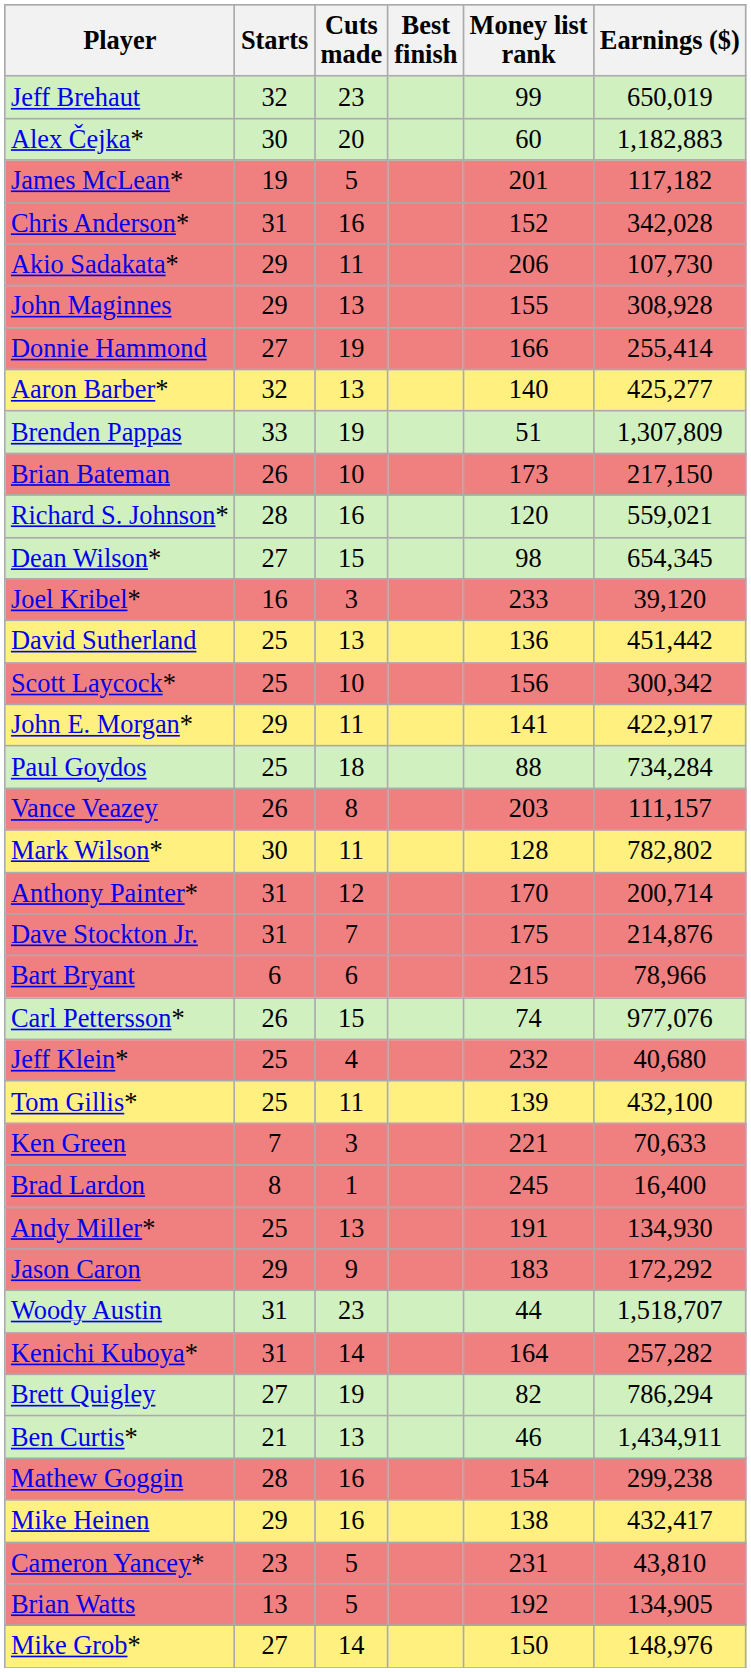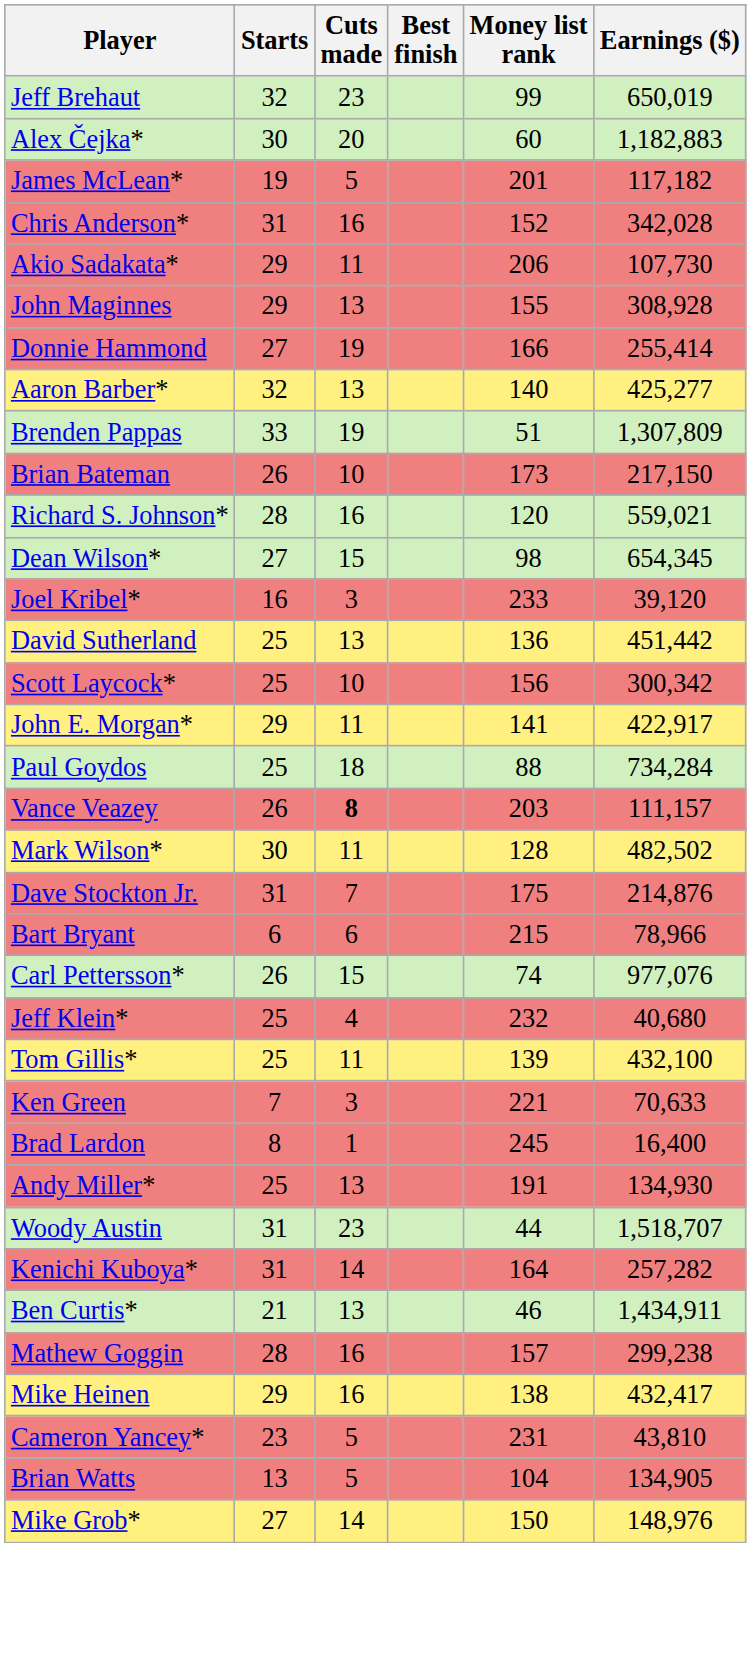(351, 808) normal -> (351, 808) bold
(670, 850) 782,802 -> (670, 850) 482,502
- row: (104, 892)
- row: (76, 1269)
- row: (83, 1394)
(529, 1478) 154 -> (529, 1353) 157
(529, 1604) 192 -> (529, 1478) 104
